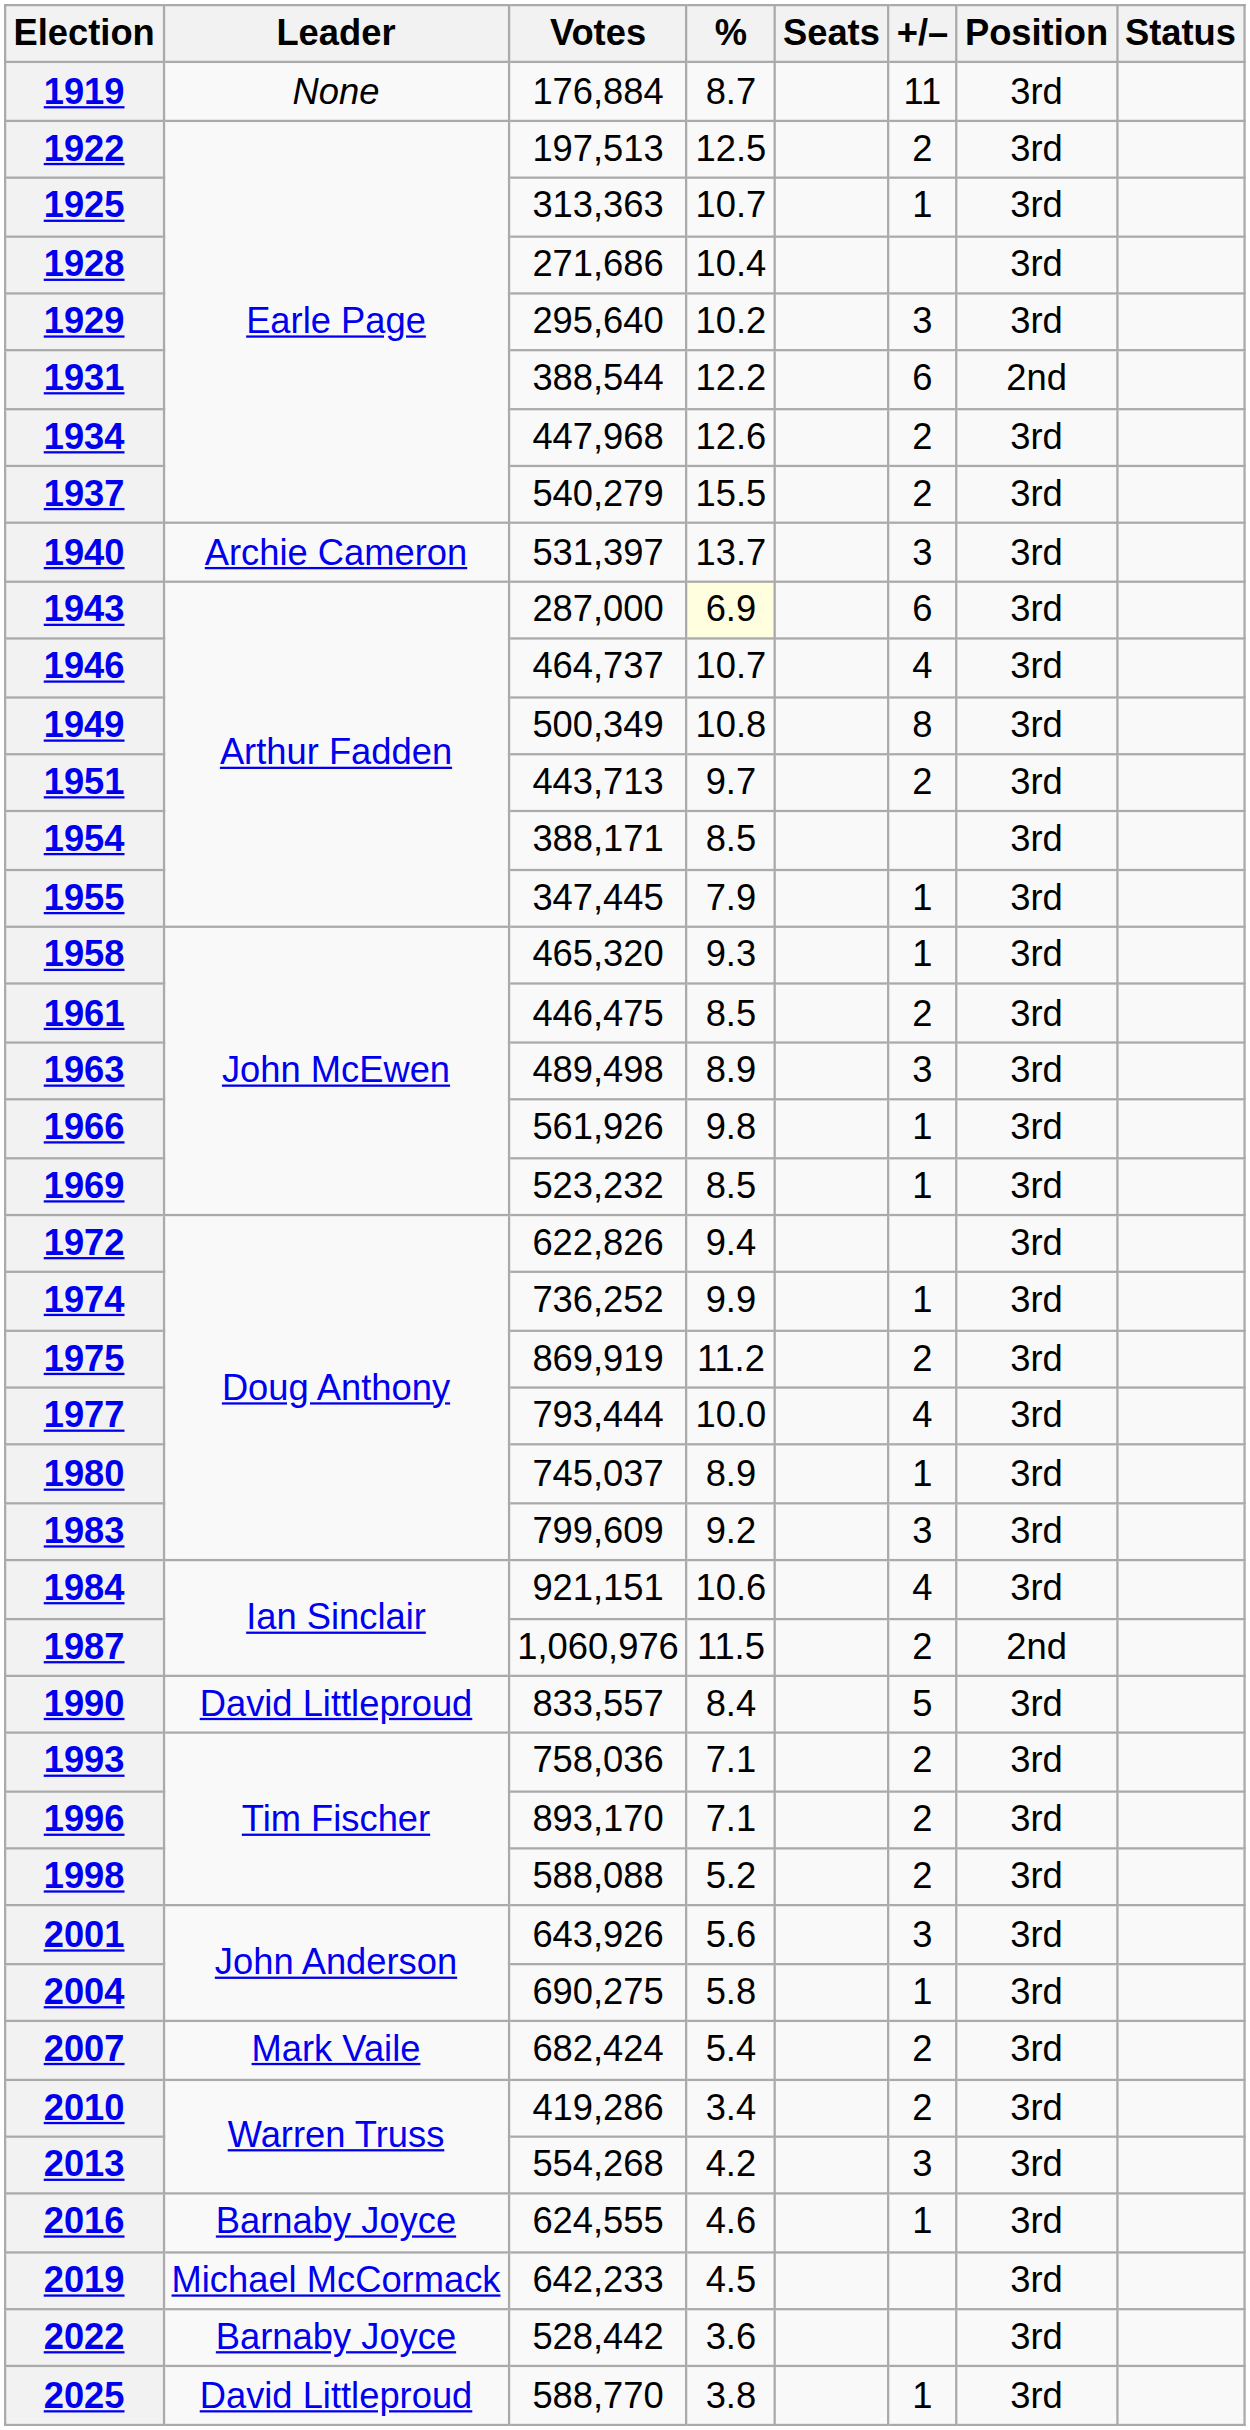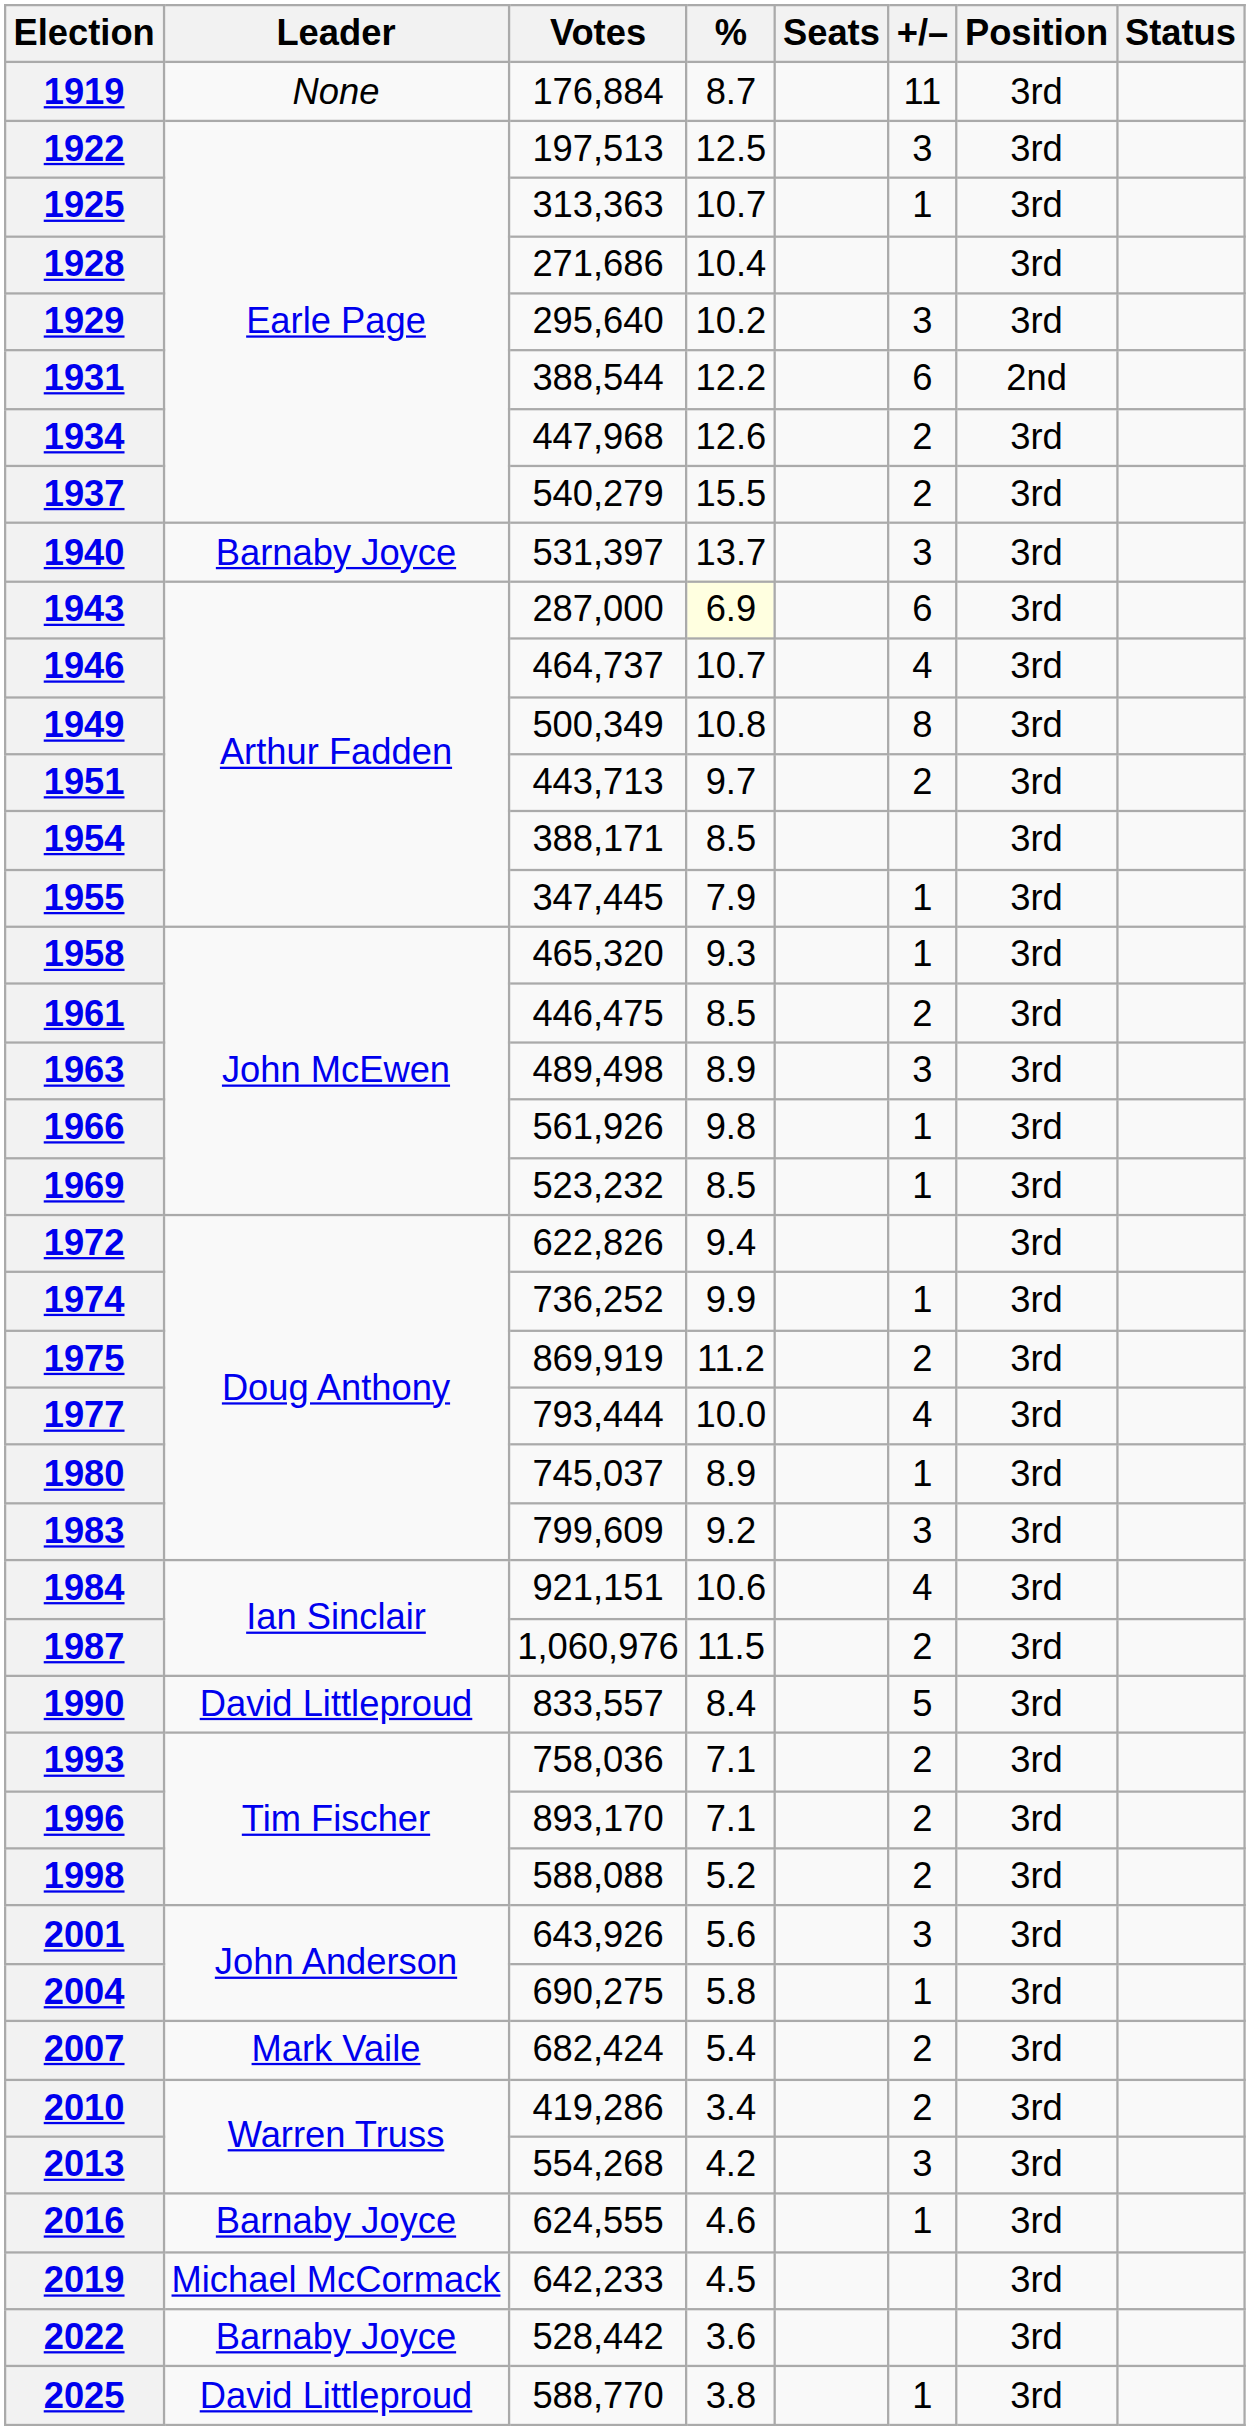(922, 148) 2 -> (922, 148) 3
(336, 551) Archie Cameron -> (336, 551) Barnaby Joyce
(1037, 1646) 2nd -> (1037, 1646) 3rd
